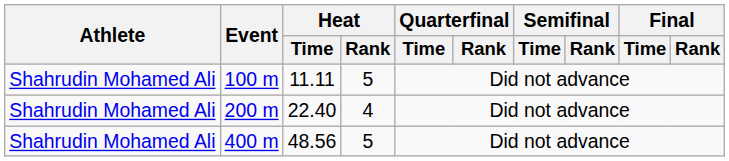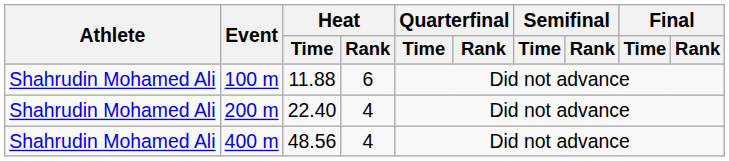(312, 80) 11.11 -> (312, 80) 11.88
(368, 80) 5 -> (368, 80) 6
(368, 142) 5 -> (368, 142) 4
